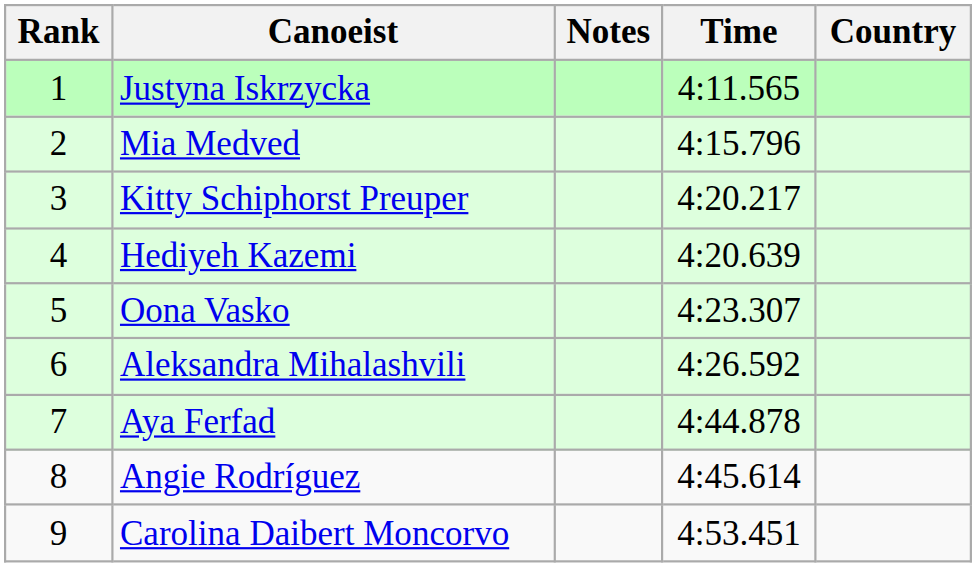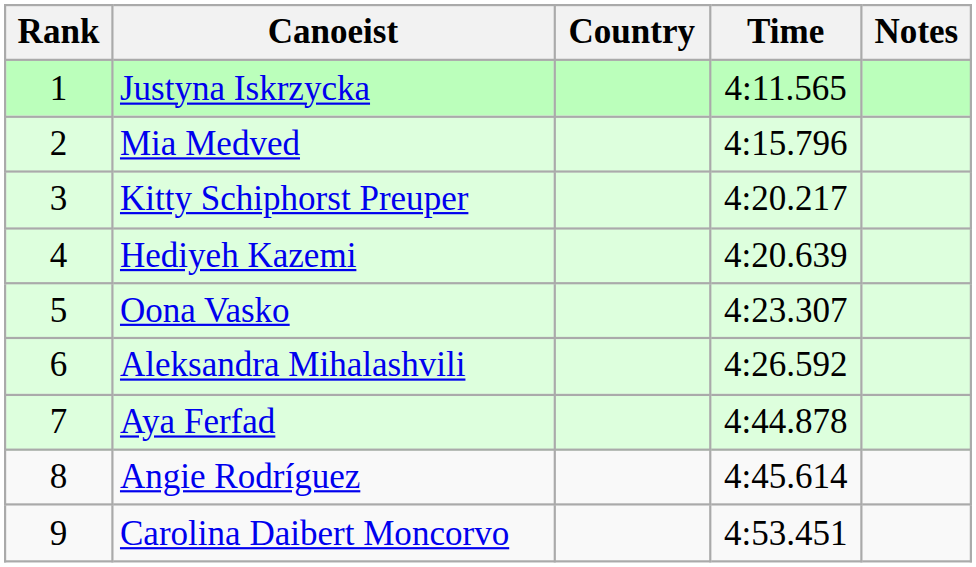columns swapped: (893, 32) <-> (608, 32)
